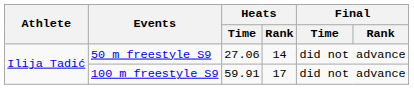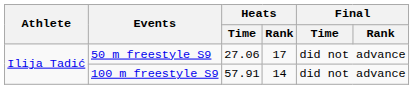(280, 54) 14 -> (280, 54) 17
(242, 74) 59.91 -> (242, 74) 57.91
(280, 74) 17 -> (280, 74) 14
